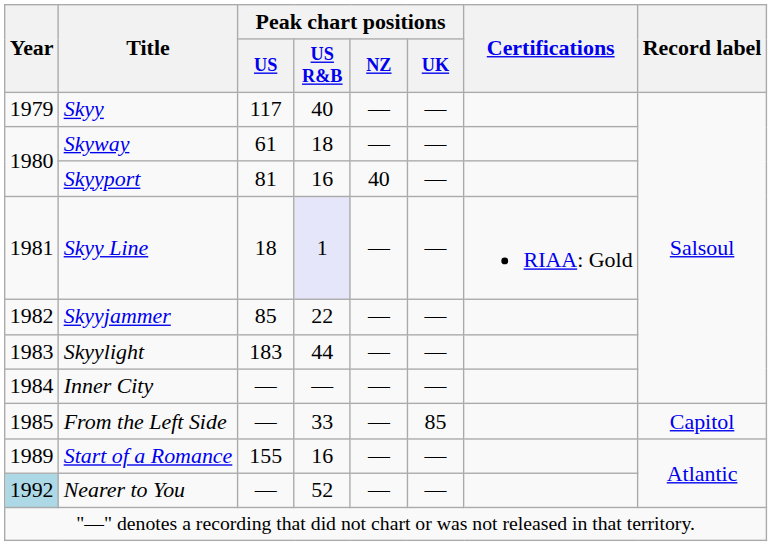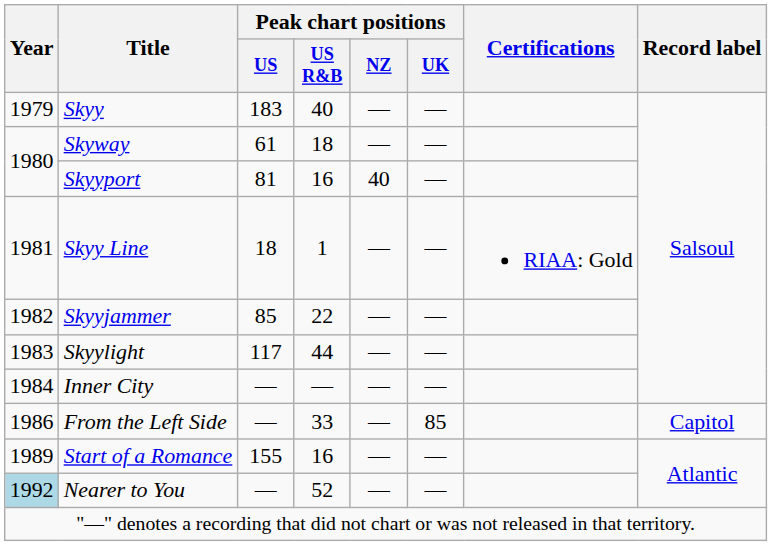(266, 109) 117 -> (266, 109) 183
(322, 247) lavender background -> (322, 247) no background
(266, 351) 183 -> (266, 351) 117
(32, 420) 1985 -> (32, 420) 1986
